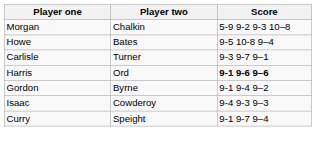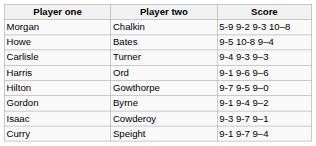(244, 57) 9-3 9-7 9–1 -> (244, 57) 9-4 9-3 9–3
(244, 73) bold -> (244, 73) normal
+ row: (19, 88)
(244, 103) 9-4 9-3 9–3 -> (244, 118) 9-3 9-7 9–1
